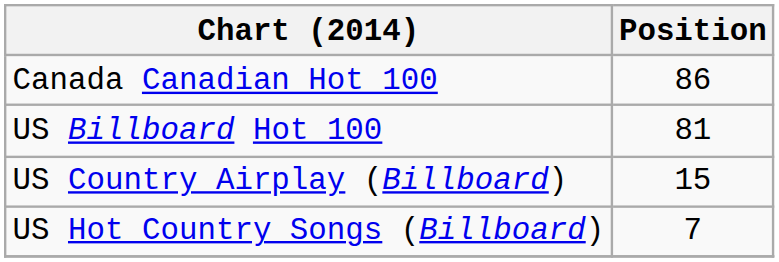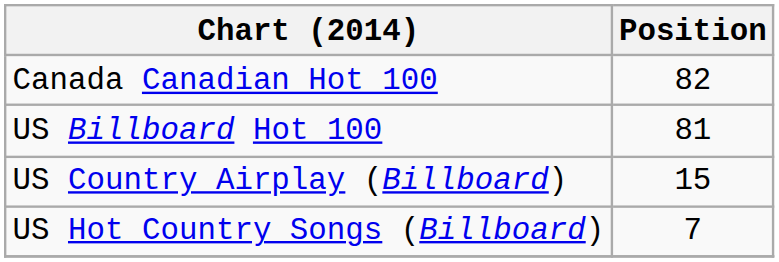(693, 81) 86 -> (693, 81) 82
